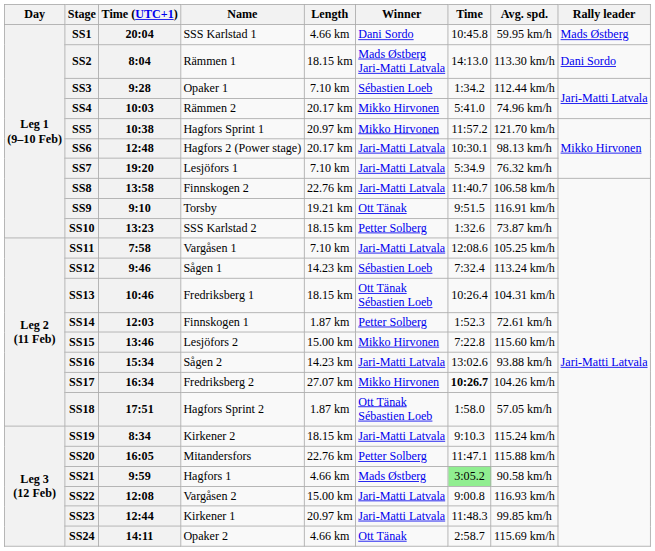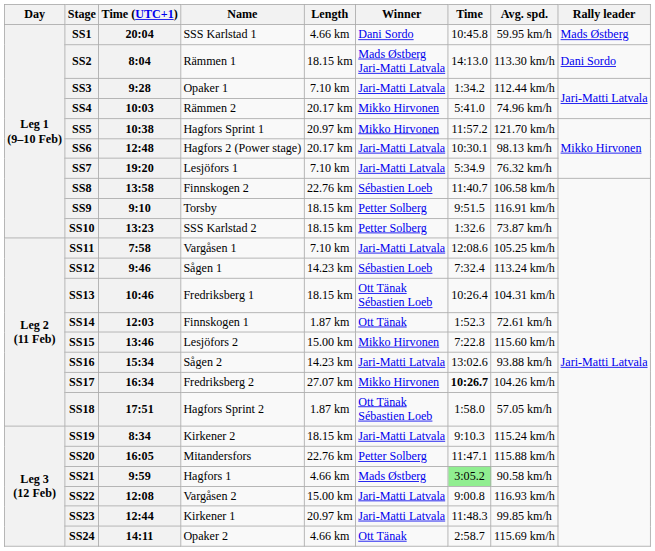(395, 88) Sébastien Loeb -> (402, 88) Jari-Matti Latvala
(402, 188) Jari-Matti Latvala -> (395, 188) Sébastien Loeb
(330, 208) 19.21 km -> (330, 208) 18.15 km
(382, 208) Ott Tänak -> (393, 208) Petter Solberg
(393, 322) Petter Solberg -> (382, 322) Ott Tänak
